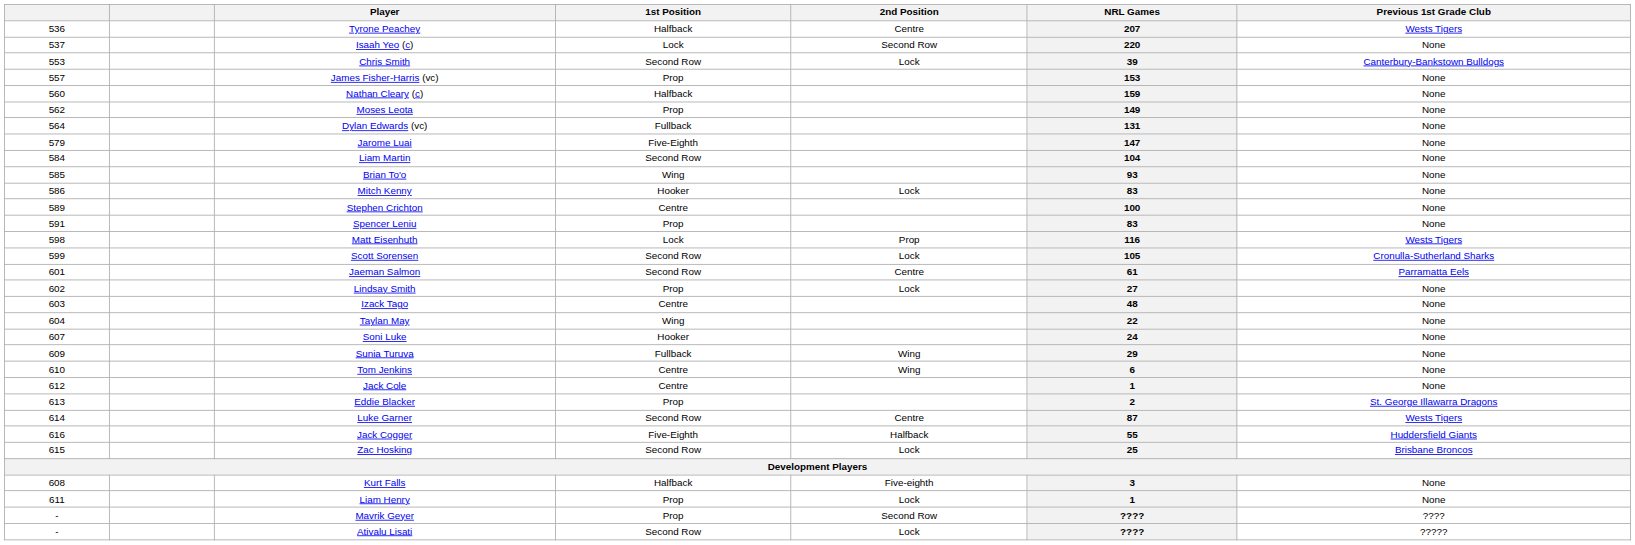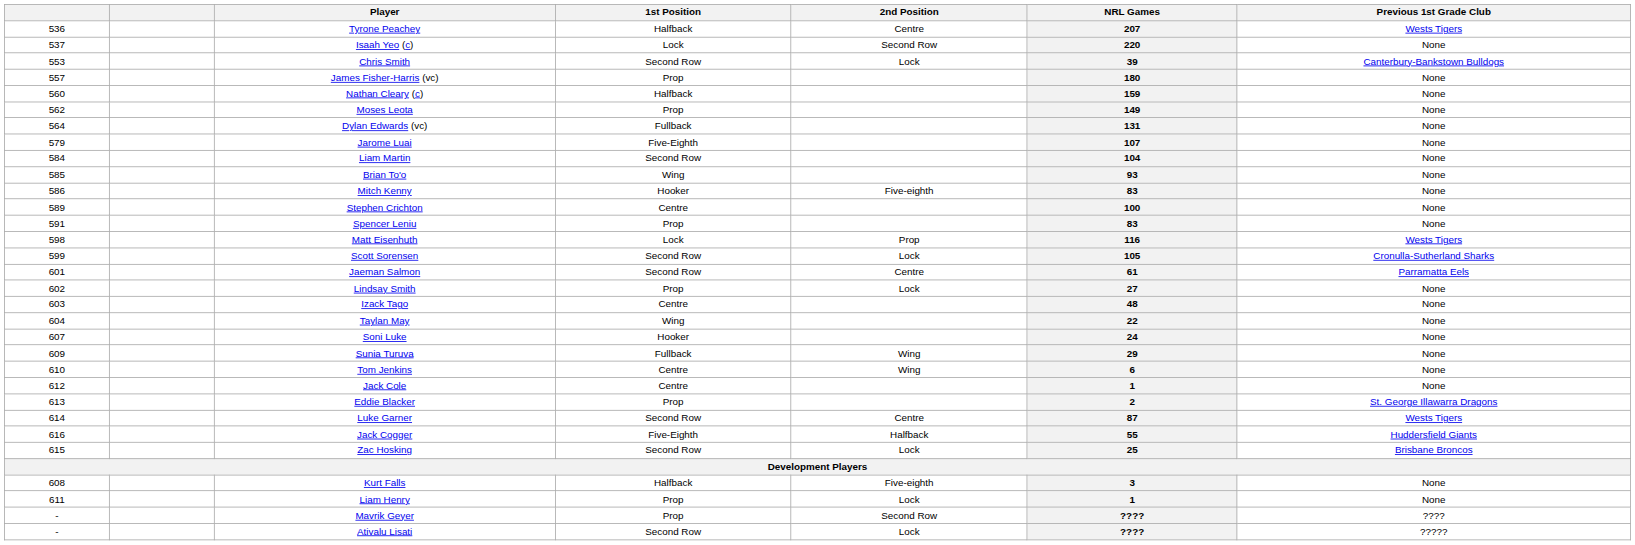(1132, 77) 153 -> (1132, 77) 180
(1132, 142) 147 -> (1132, 142) 107
(909, 191) Lock -> (909, 191) Five-eighth
